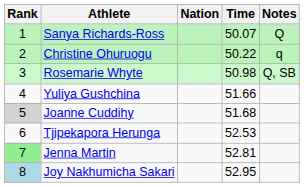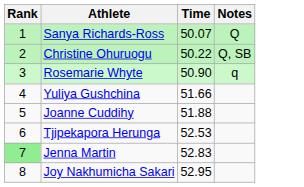- column: (200, 14)
(279, 53) q -> (235, 53) Q, SB
(241, 73) 50.98 -> (196, 73) 50.90
(279, 73) Q, SB -> (235, 73) q
(23, 113) lightgrey background -> (23, 113) no background
(241, 113) 51.68 -> (196, 113) 51.88
(241, 152) 52.81 -> (196, 152) 52.83
(23, 172) lightblue background -> (23, 172) no background
